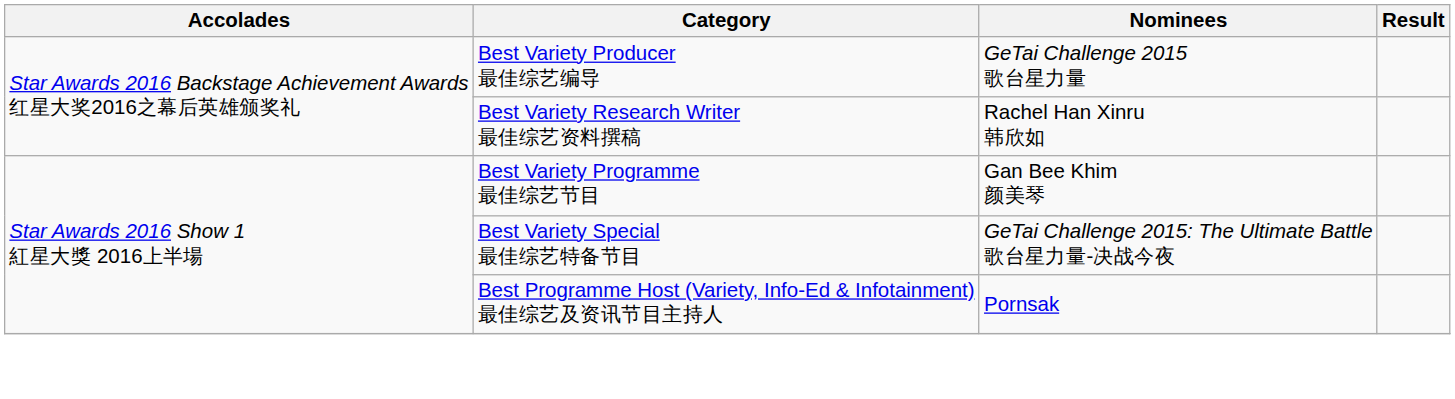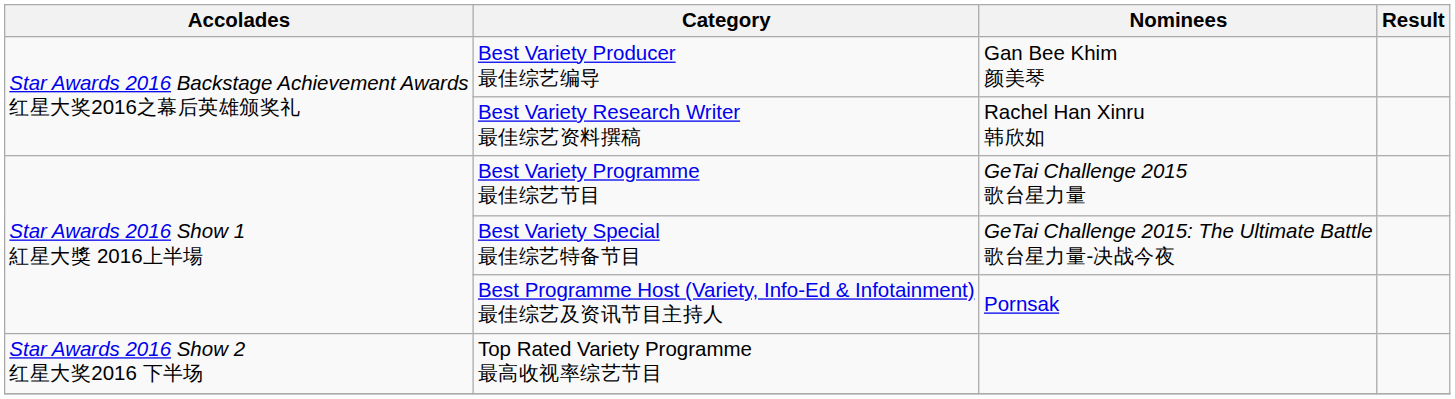(1086, 65) GeTai Challenge 2015 歌台星力量 -> (1051, 65) Gan Bee Khim 颜美琴
(1051, 184) Gan Bee Khim 颜美琴 -> (1086, 184) GeTai Challenge 2015 歌台星力量
+ row: (615, 362)
